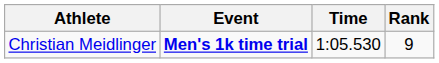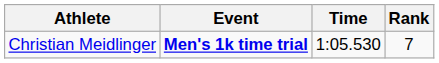(409, 45) 9 -> (409, 45) 7
